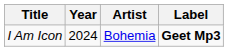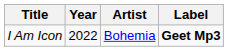(83, 35) 2024 -> (83, 35) 2022
